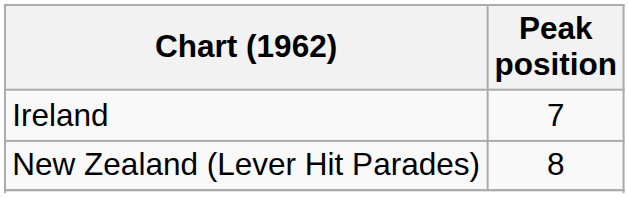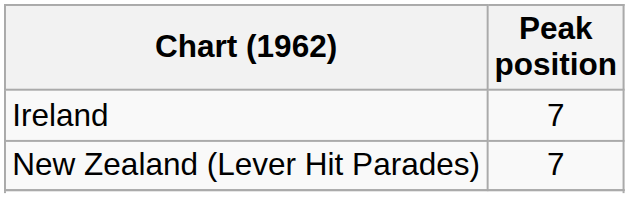(556, 164) 8 -> (556, 164) 7
